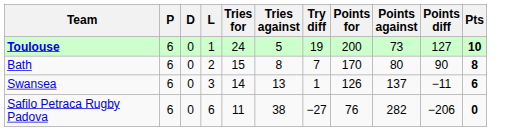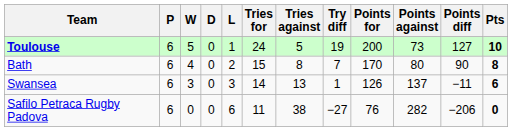+ column: (191, 20)
